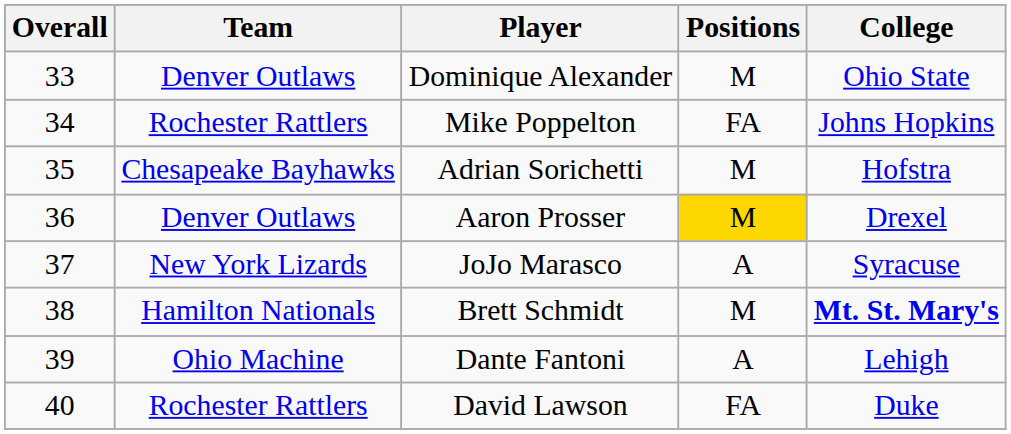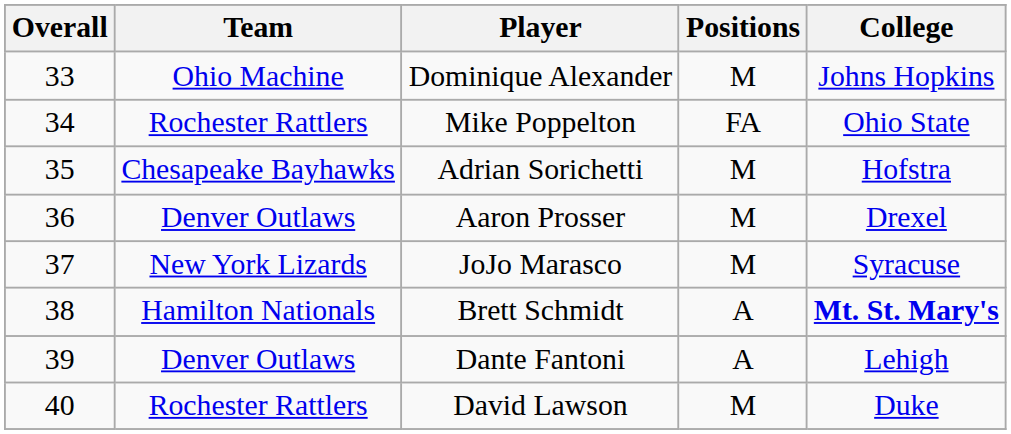(258, 75) Denver Outlaws -> (258, 75) Ohio Machine
(906, 75) Ohio State -> (906, 75) Johns Hopkins
(906, 122) Johns Hopkins -> (906, 122) Ohio State
(743, 216) gold background -> (743, 216) no background
(743, 264) A -> (743, 264) M
(743, 311) M -> (743, 311) A
(258, 358) Ohio Machine -> (258, 358) Denver Outlaws
(743, 405) FA -> (743, 405) M
